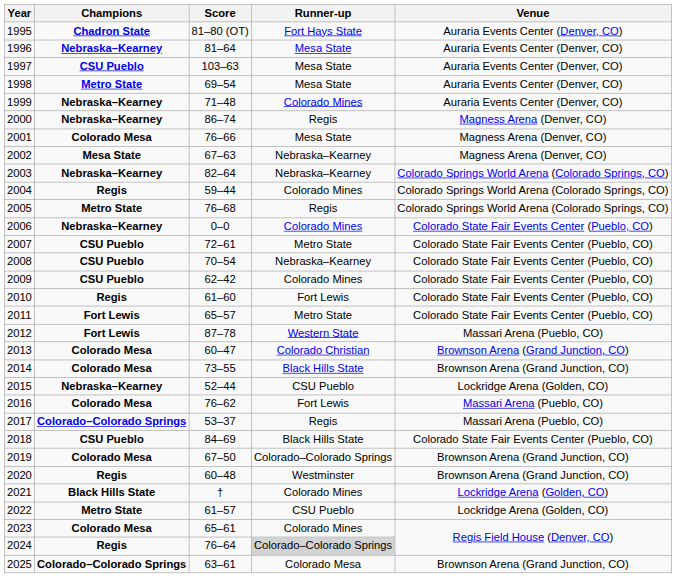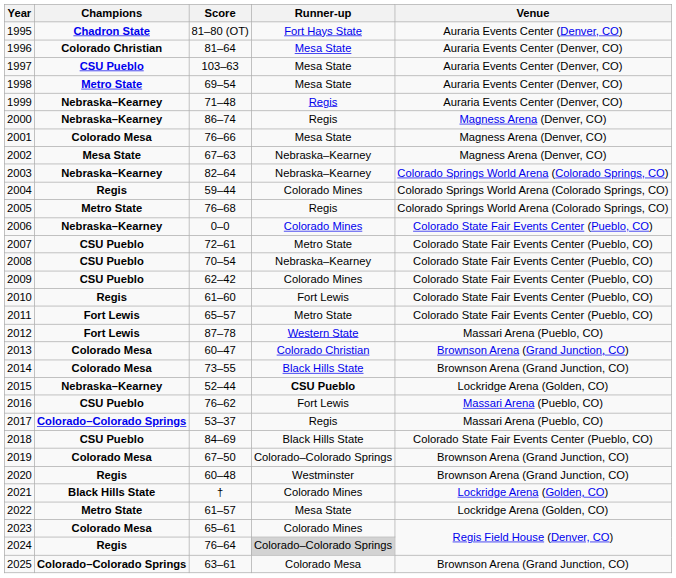(112, 48) Nebraska–Kearney -> (112, 48) Colorado Christian
(323, 102) Colorado Mines -> (323, 102) Regis
(323, 386) normal -> (323, 386) bold
(112, 404) Colorado Mesa -> (112, 404) CSU Pueblo
(323, 510) CSU Pueblo -> (323, 510) Mesa State
